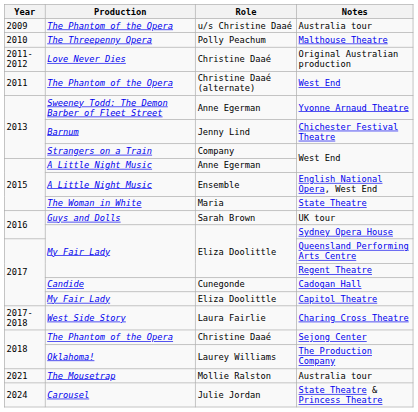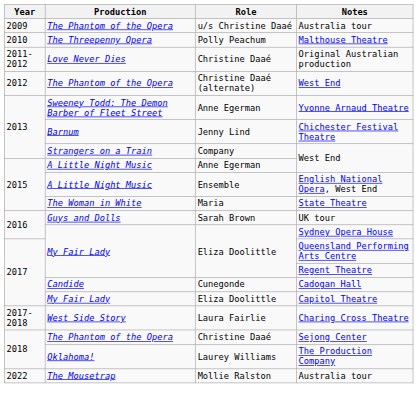(17, 83) 2011 -> (17, 83) 2012
(17, 376) 2021 -> (17, 376) 2022
- row: (229, 395)
